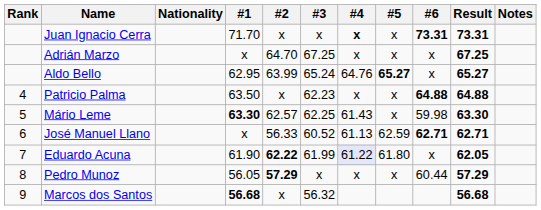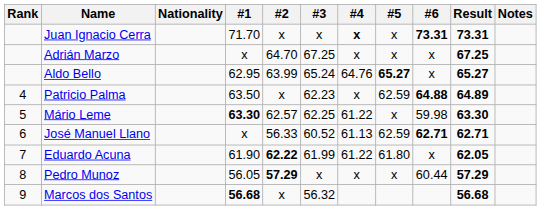(394, 94) x -> (394, 94) 62.59
(473, 94) 64.88 -> (473, 94) 64.89
(357, 114) 61.43 -> (357, 114) 61.22
(357, 154) lavender background -> (357, 154) no background
